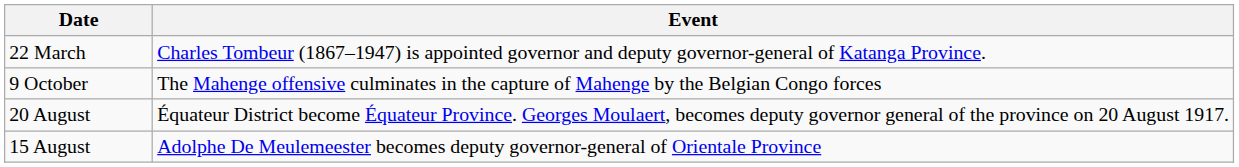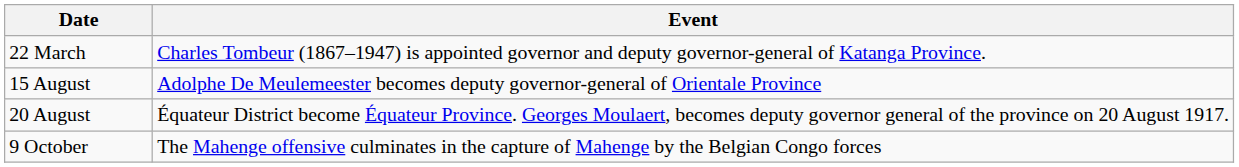rows swapped: (50, 146) <-> (49, 83)
